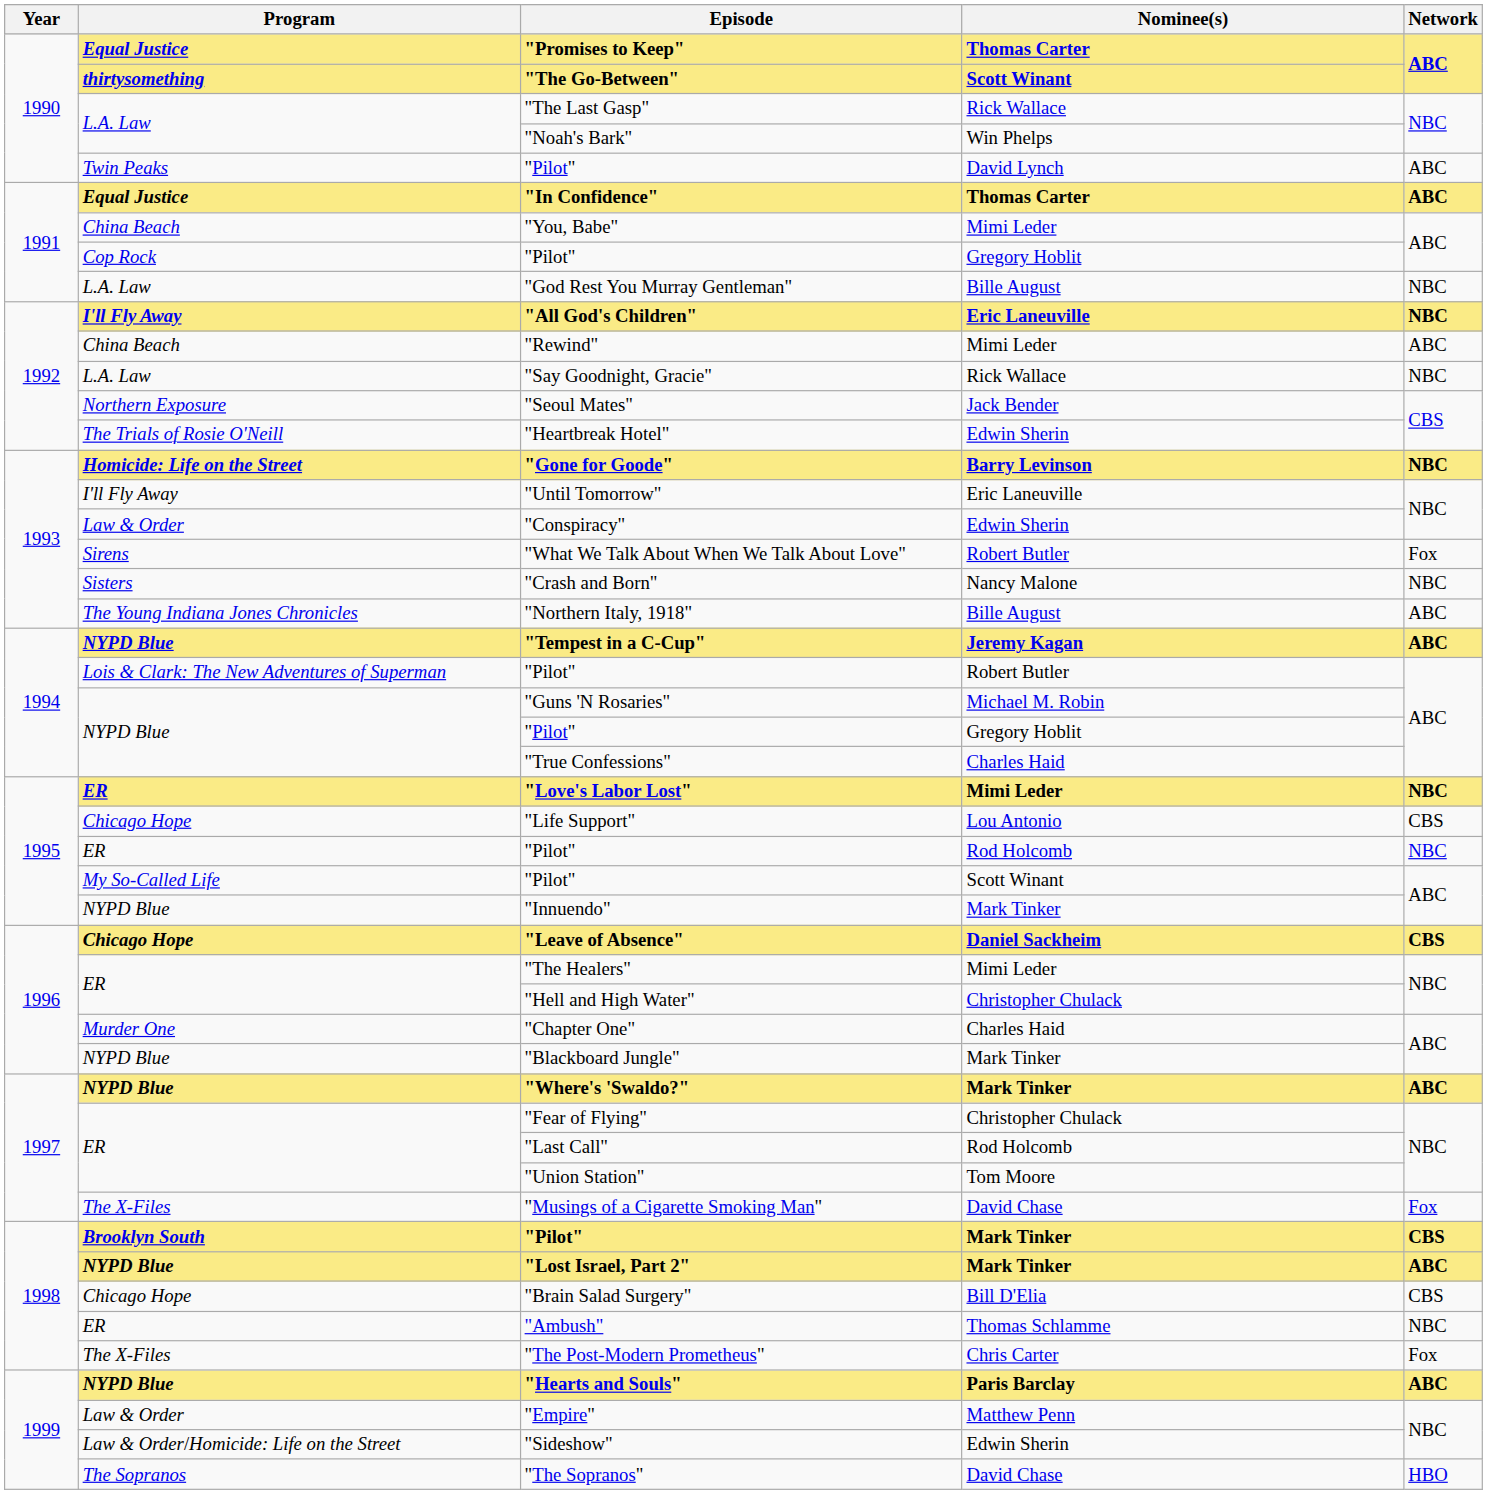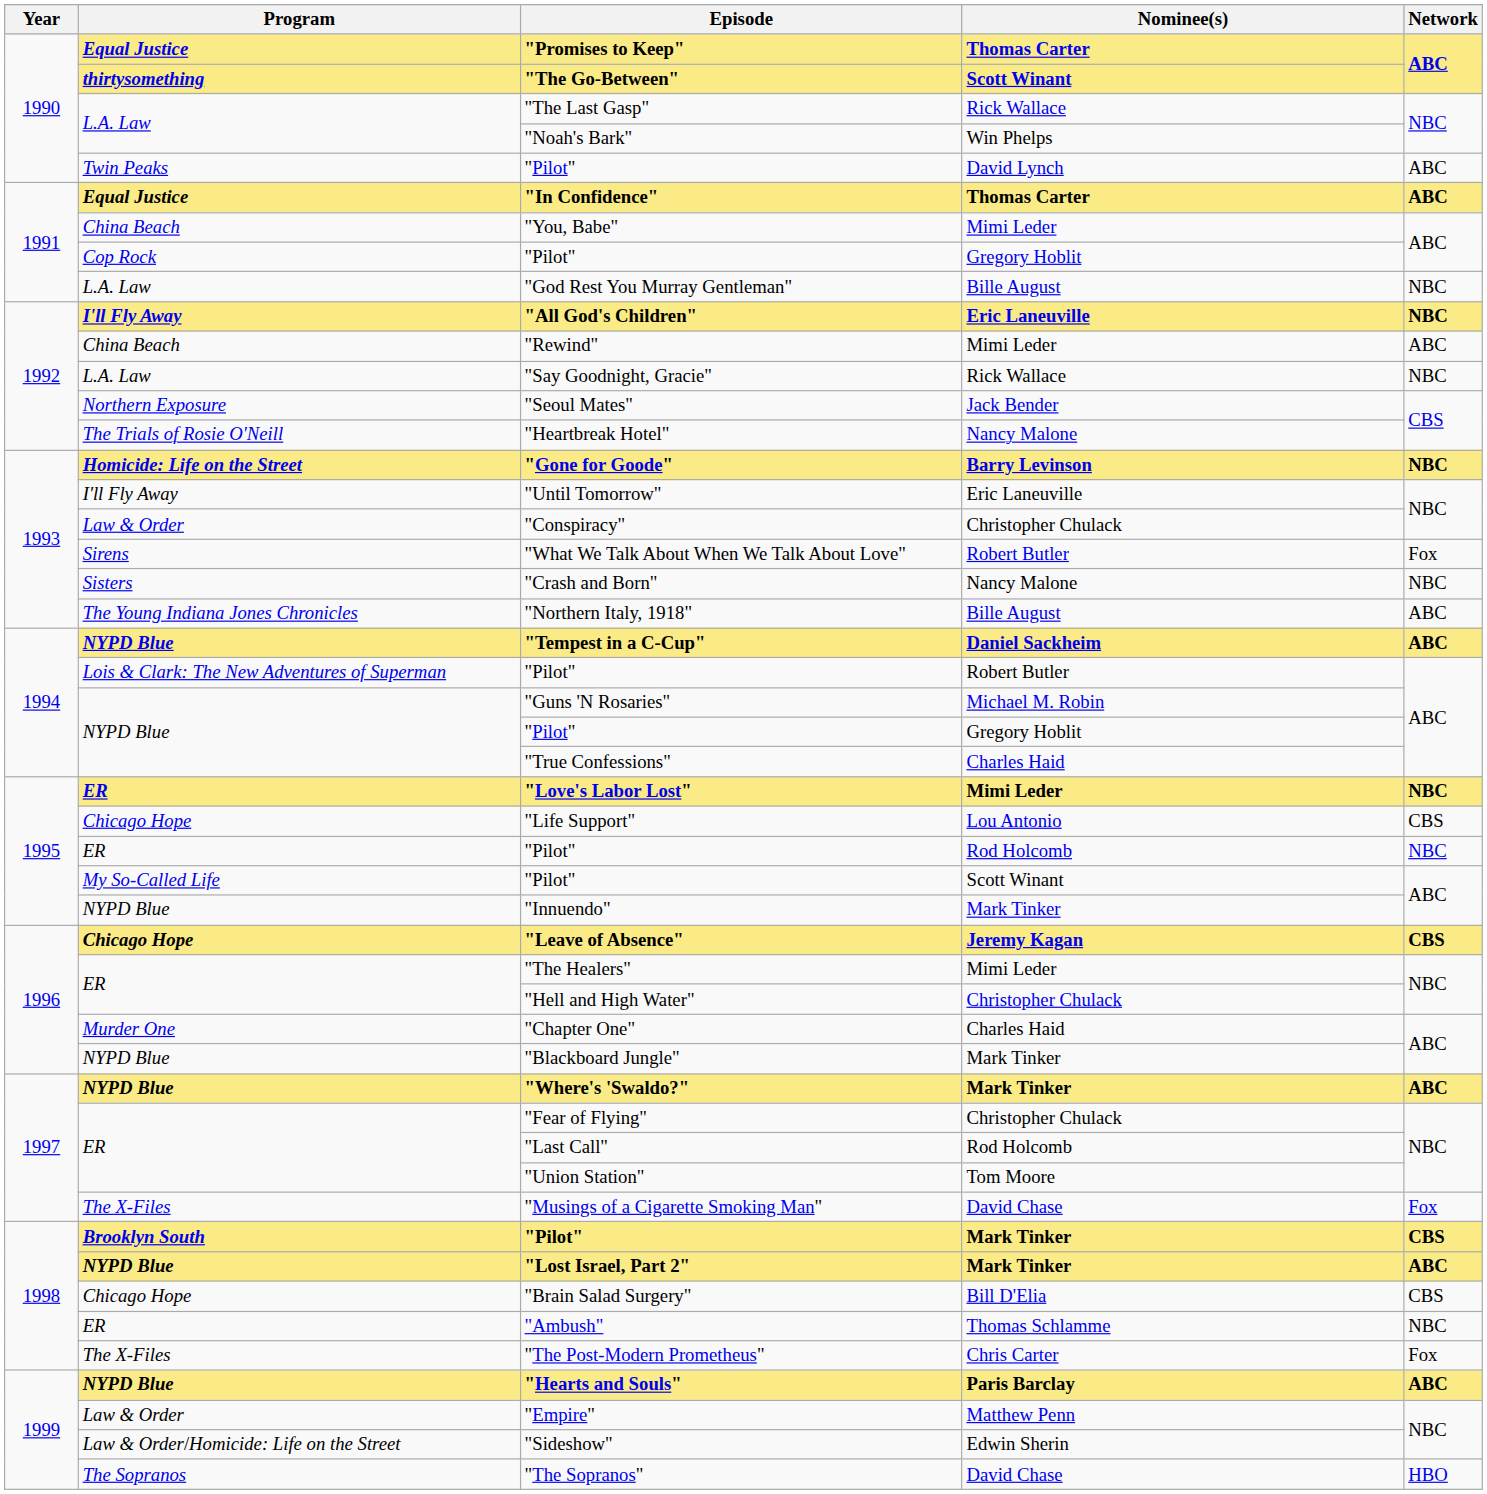(1018, 434) Edwin Sherin -> (1022, 434) Nancy Malone
(1018, 524) Edwin Sherin -> (1044, 524) Christopher Chulack
(1025, 642) Jeremy Kagan -> (1034, 642) Daniel Sackheim
(1034, 939) Daniel Sackheim -> (1025, 939) Jeremy Kagan
